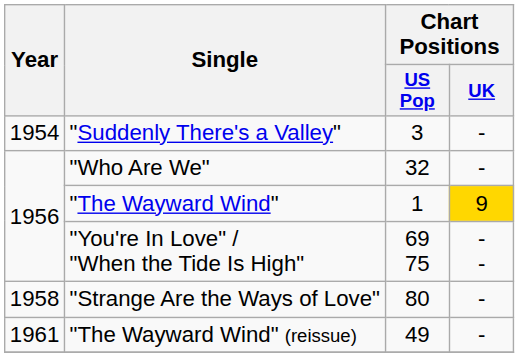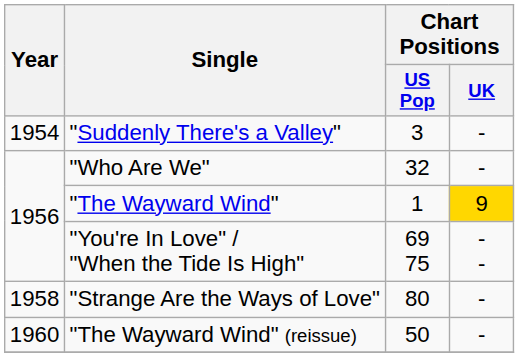(35, 334) 1961 -> (35, 334) 1960
(417, 334) 49 -> (417, 334) 50
